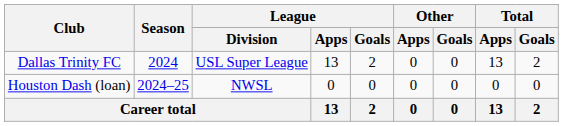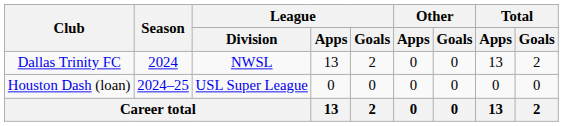(252, 62) USL Super League -> (252, 62) NWSL
(252, 86) NWSL -> (252, 86) USL Super League
